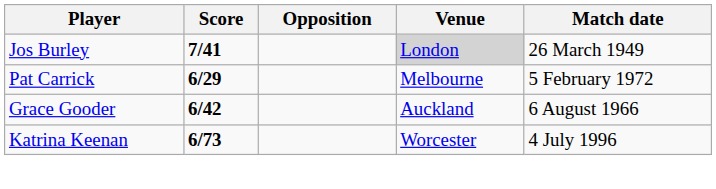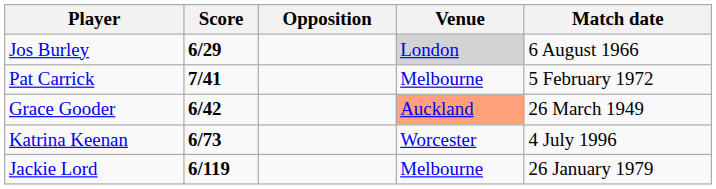(205, 49) 7/41 -> (205, 49) 6/29
(586, 49) 26 March 1949 -> (584, 49) 6 August 1966
(205, 79) 6/29 -> (205, 79) 7/41
(437, 109) no background -> (437, 109) lightsalmon background
(584, 109) 6 August 1966 -> (586, 109) 26 March 1949
+ row: (53, 169)
